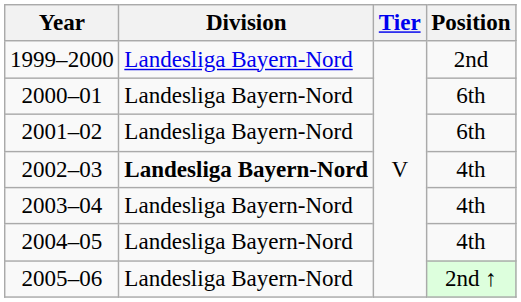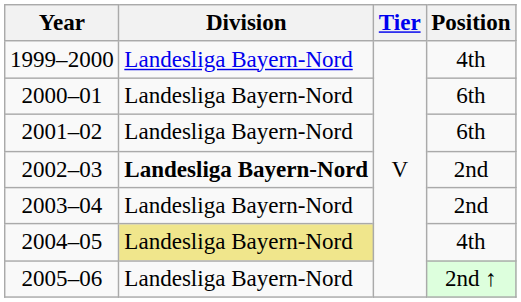(471, 59) 2nd -> (471, 59) 4th
(471, 168) 4th -> (471, 168) 2nd
(471, 205) 4th -> (471, 205) 2nd
(239, 242) no background -> (239, 242) khaki background
